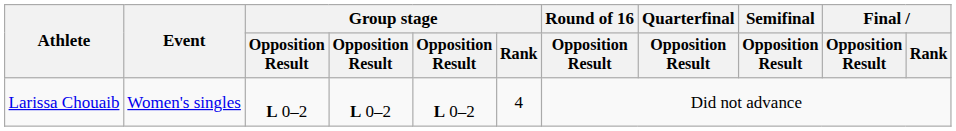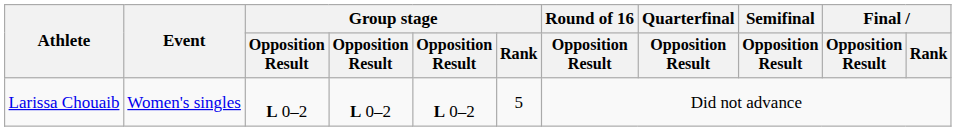(519, 102) 4 -> (519, 102) 5
